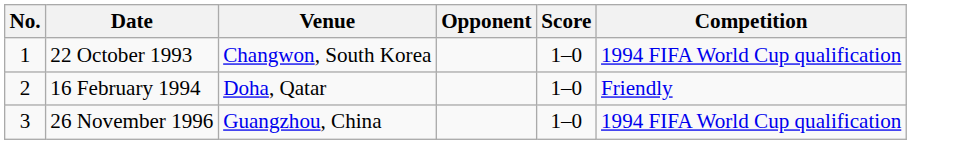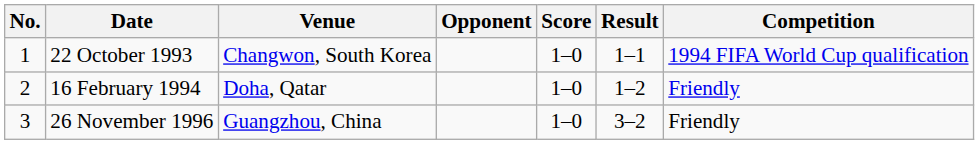+ column: (630, 21)
(751, 121) 1994 FIFA World Cup qualification -> (704, 121) Friendly
